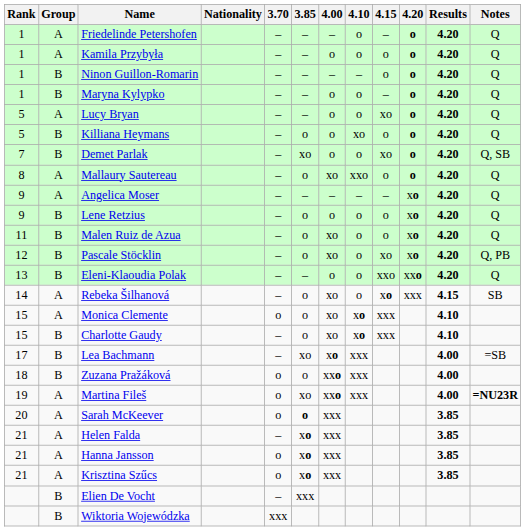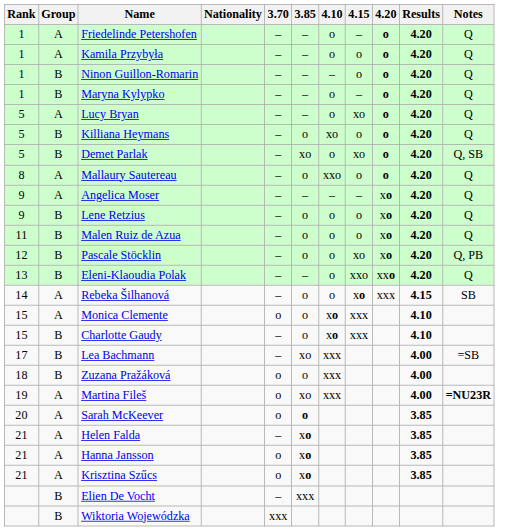- column: (332, 14)
(21, 155) 7 -> (21, 155) 5
